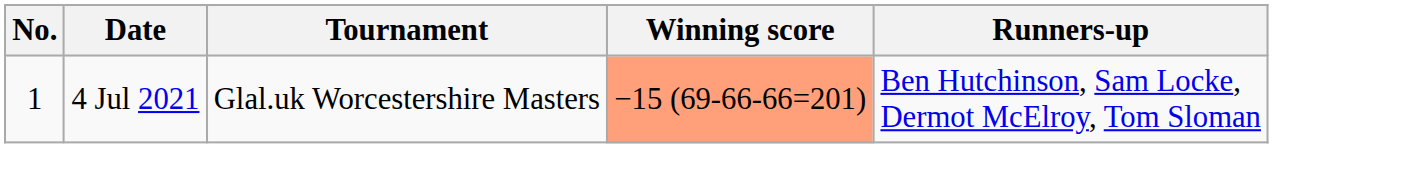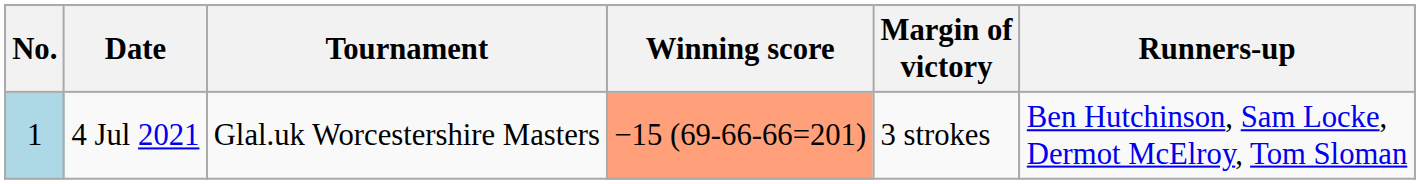+ column: (947, 48)
(35, 98) no background -> (35, 135) lightblue background
